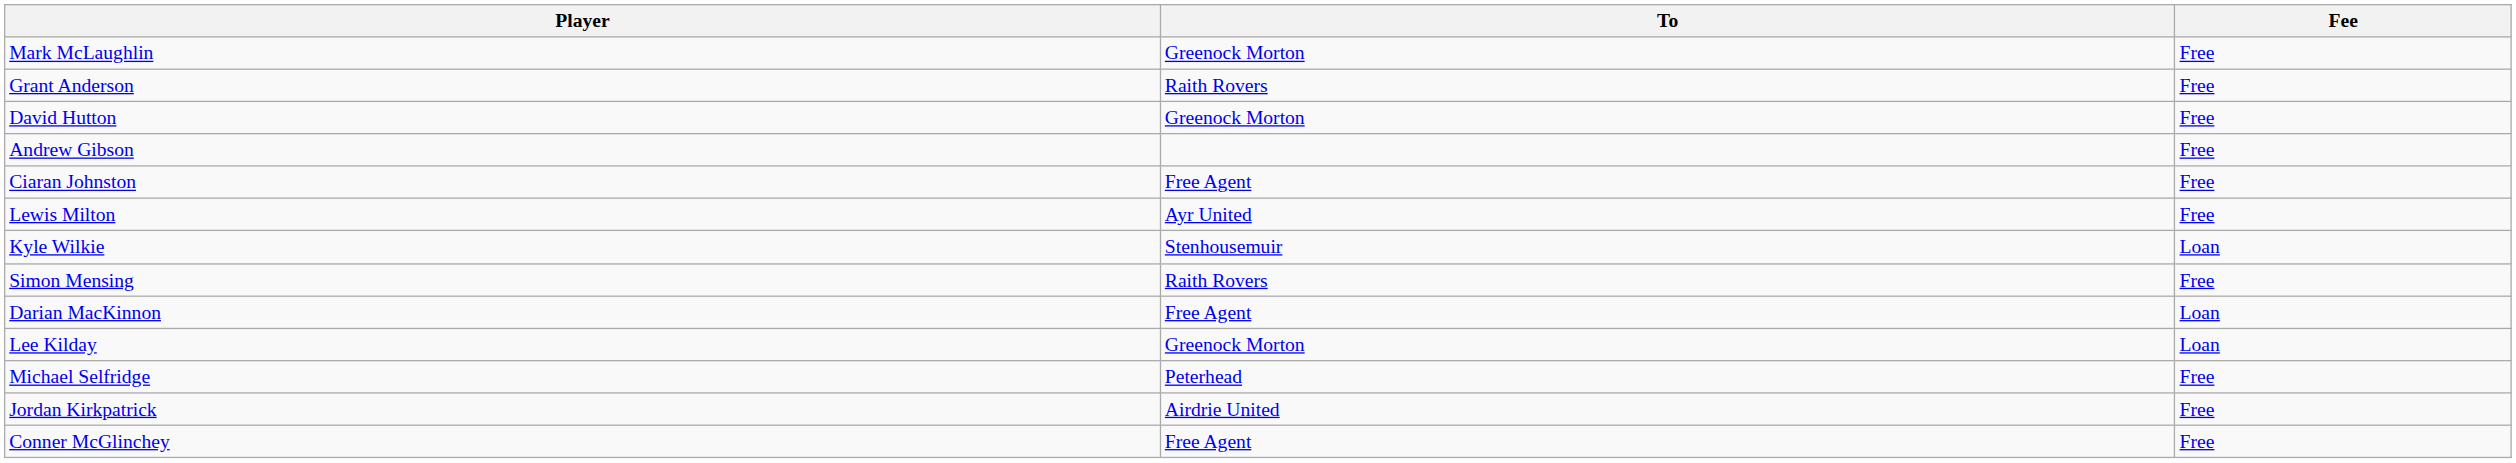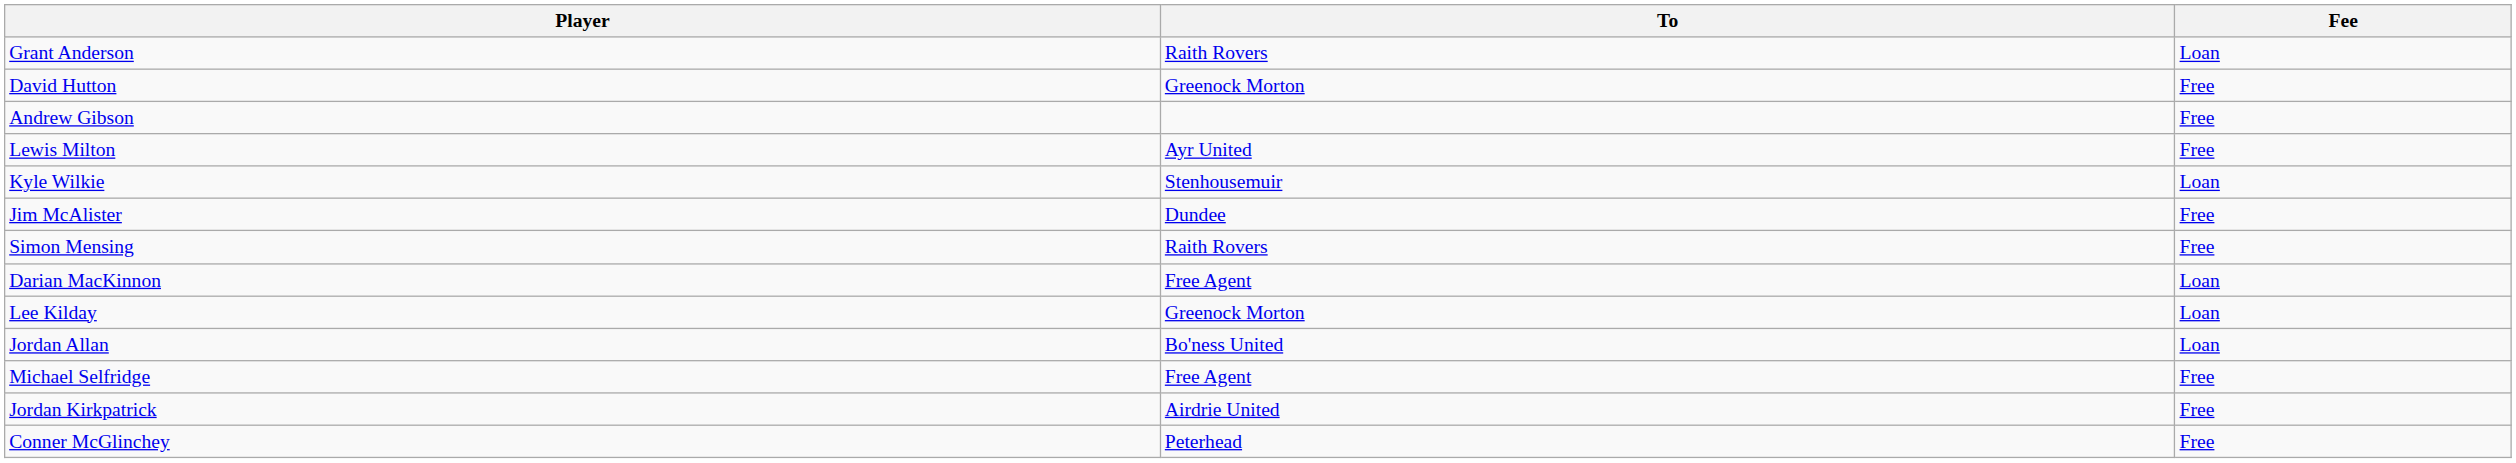- row: (81, 53)
(2197, 85) Free -> (2200, 53) Loan
- row: (73, 182)
+ row: (66, 214)
+ row: (59, 344)
(1203, 376) Peterhead -> (1208, 376) Free Agent
(1208, 441) Free Agent -> (1203, 441) Peterhead
